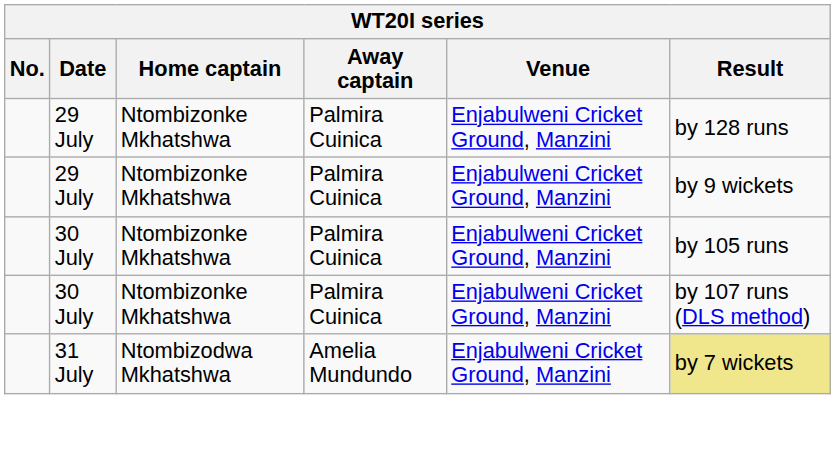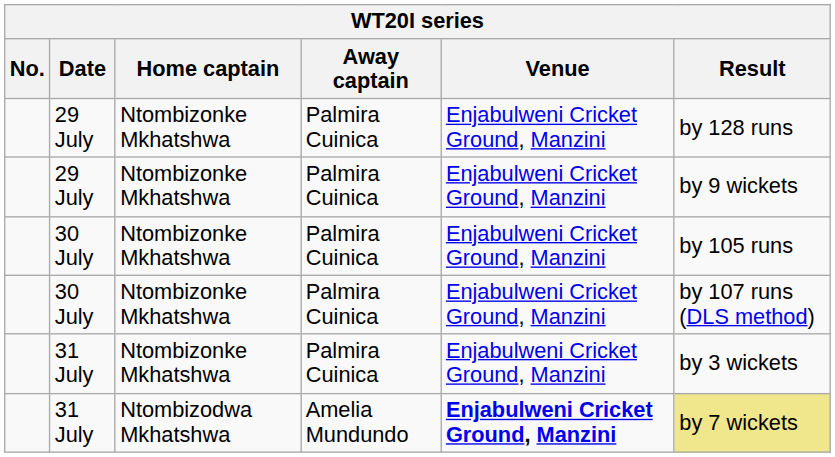+ row: (74, 363)
(547, 363) normal -> (549, 422) bold
